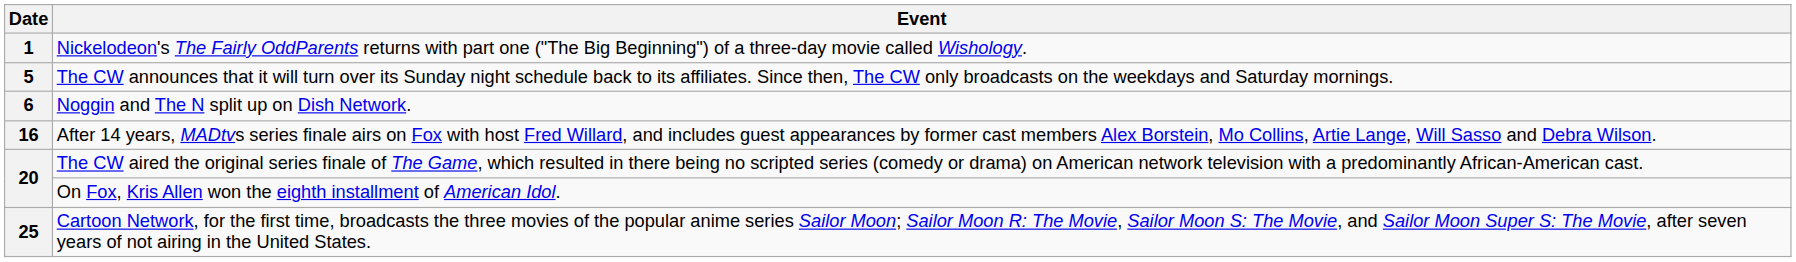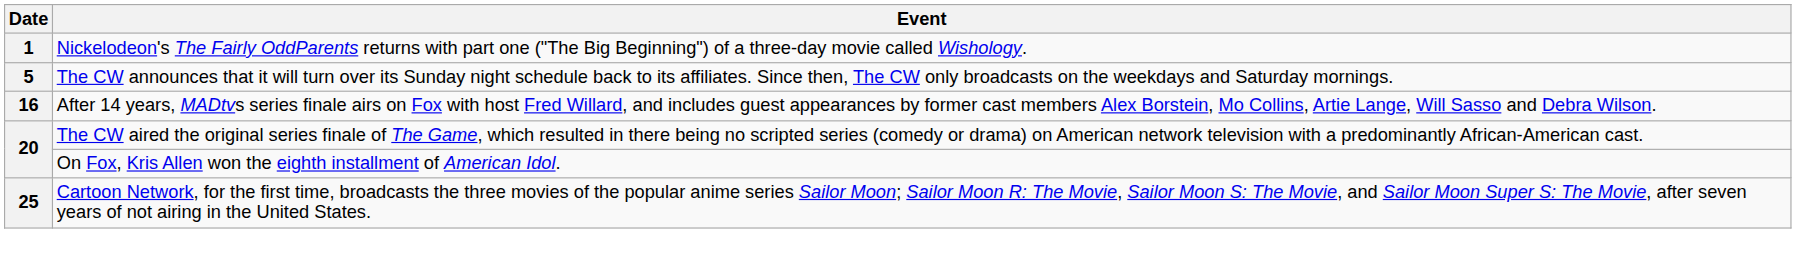- row: (234, 105)
